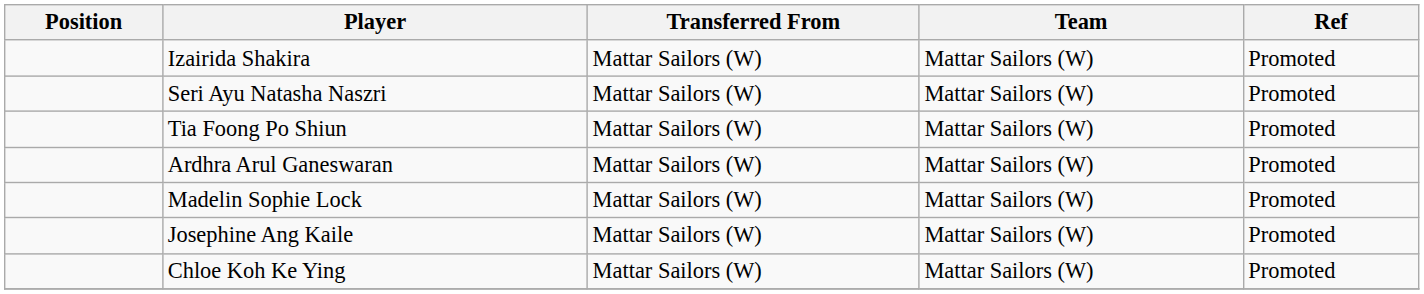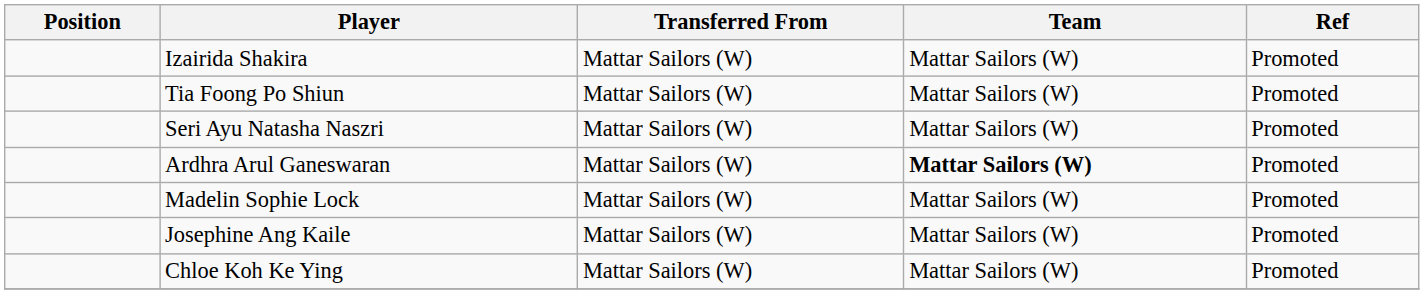rows swapped: (257, 128) <-> (277, 93)
(1009, 164) normal -> (1000, 164) bold
